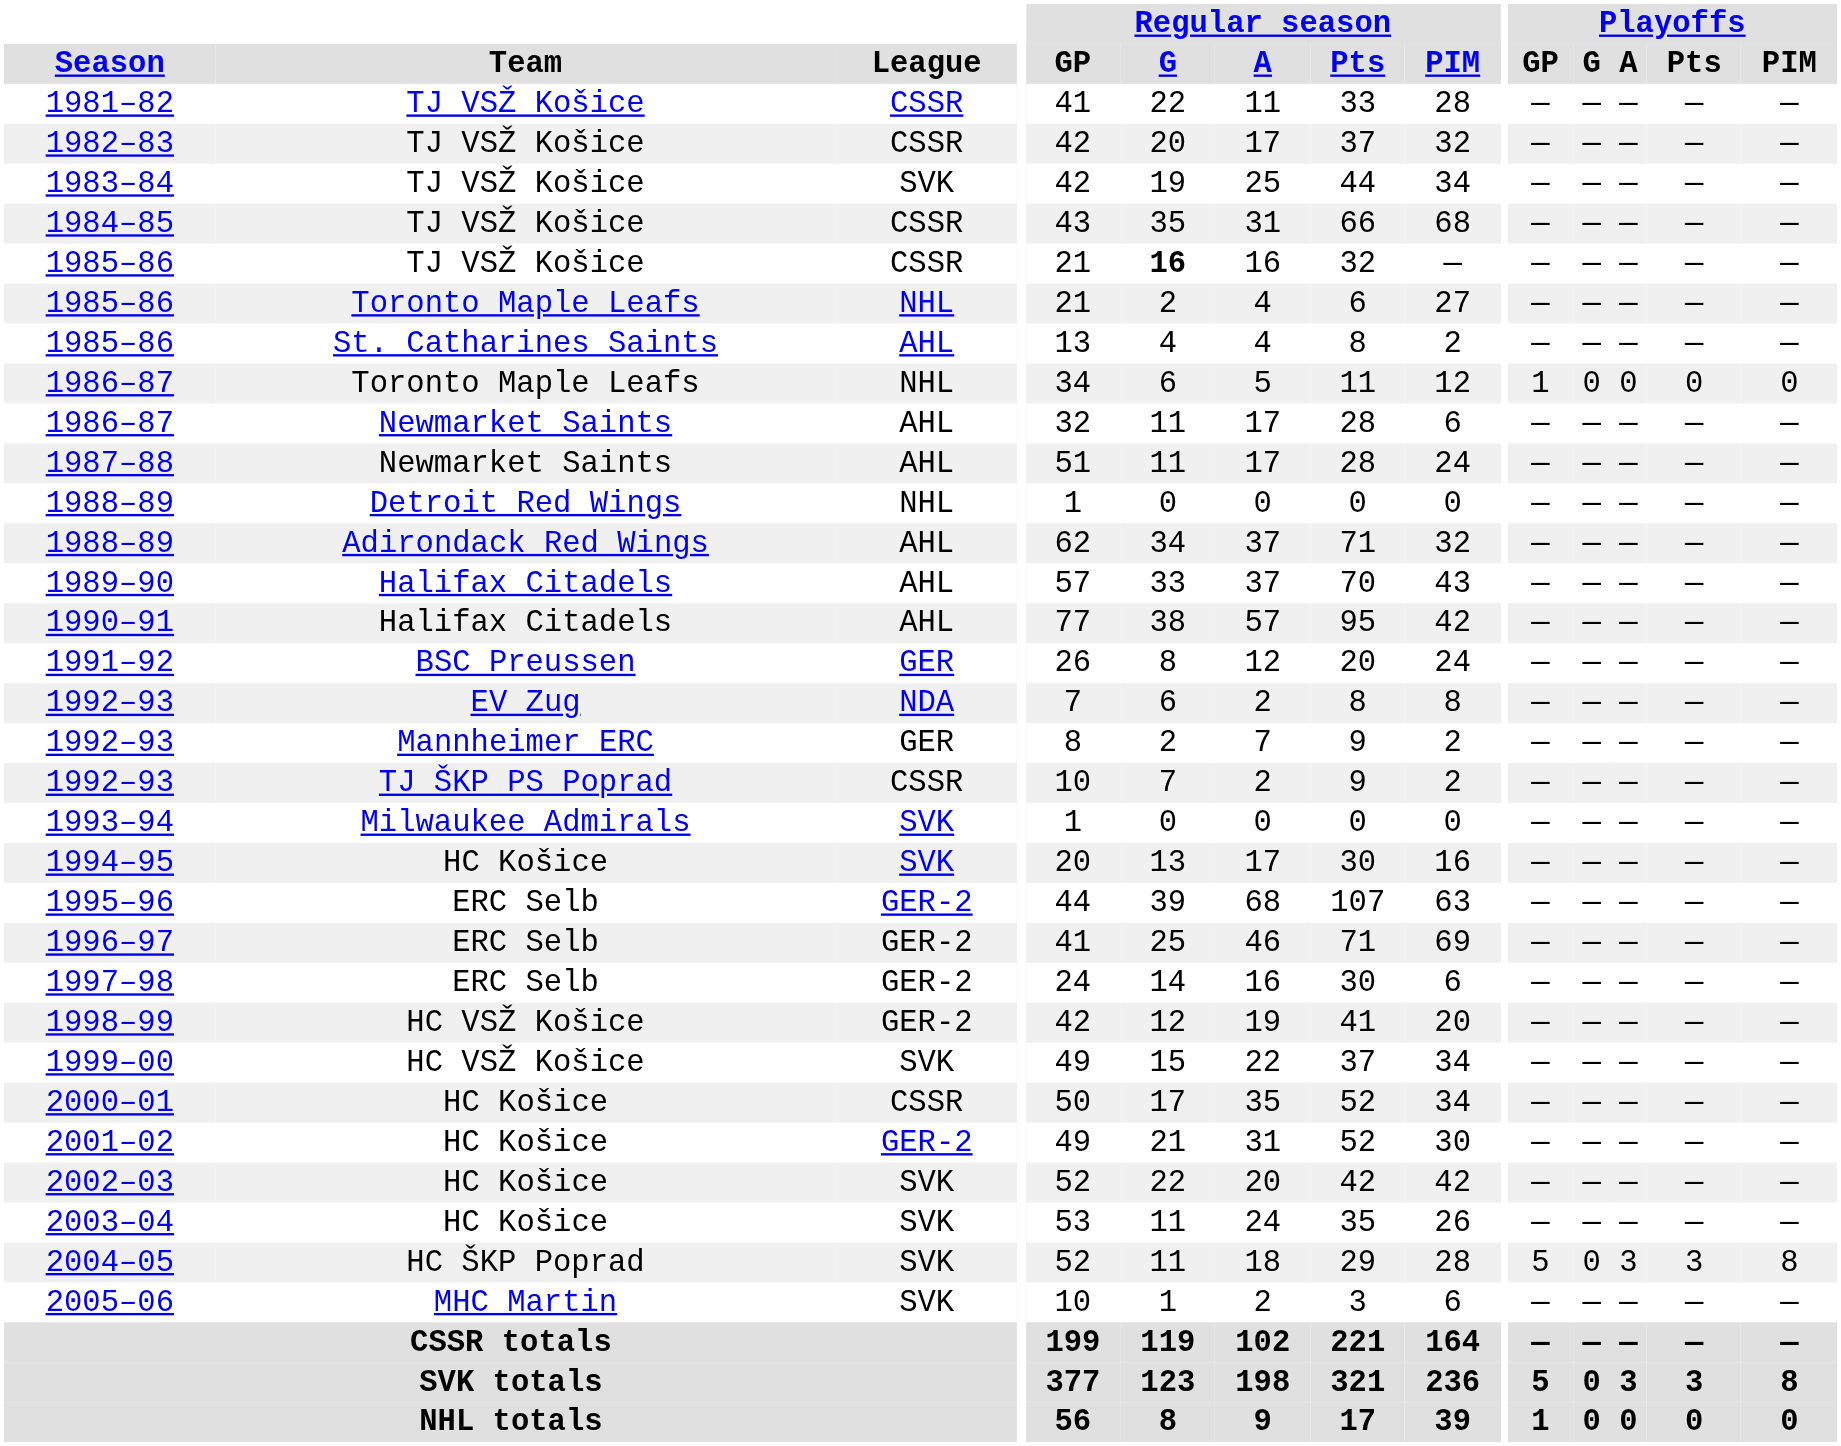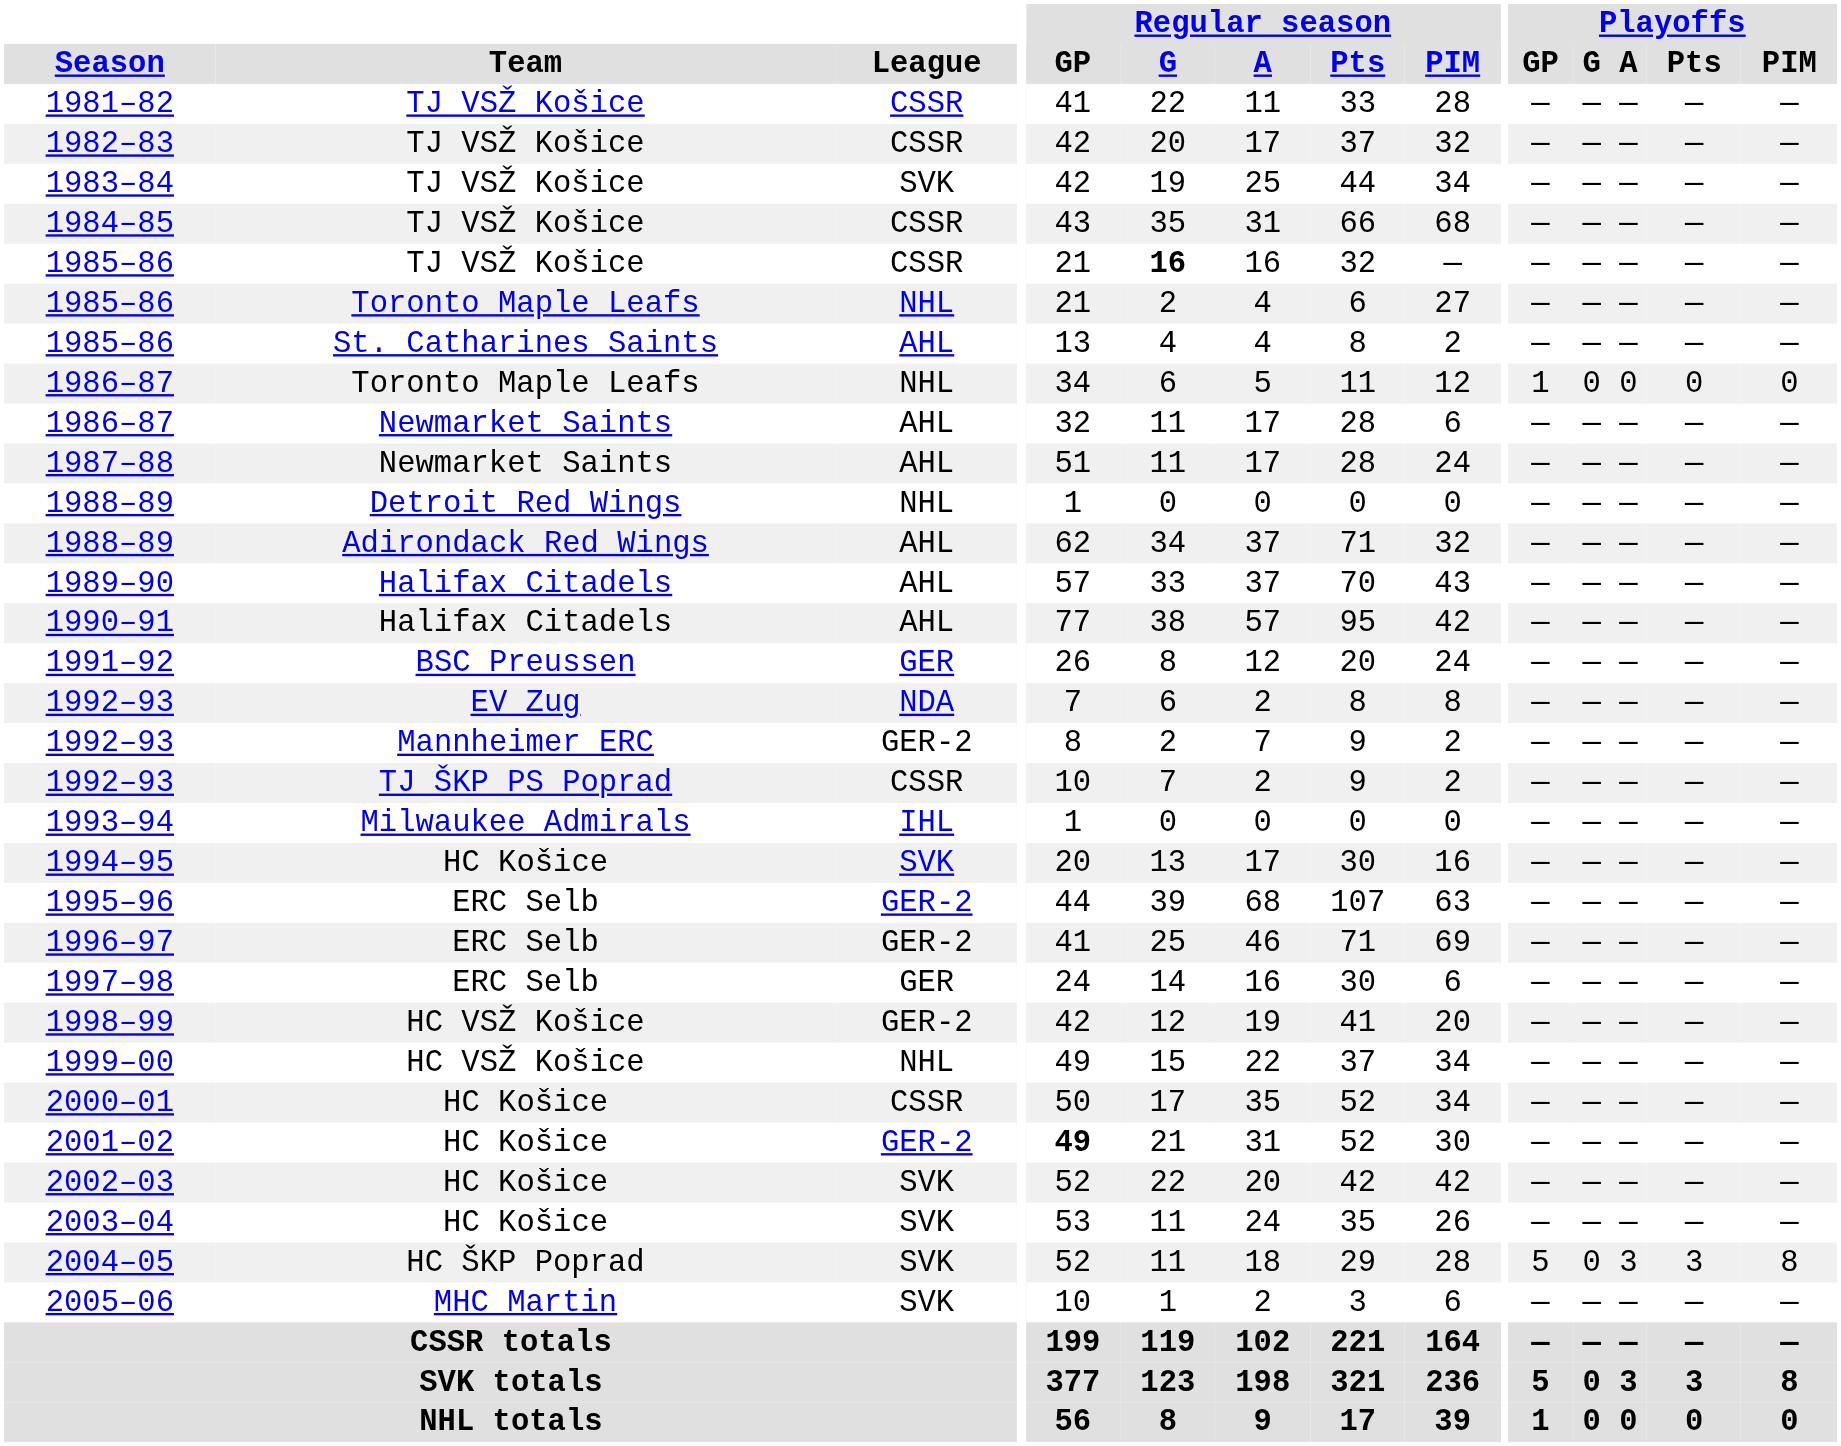(927, 743) GER -> (927, 743) GER-2
(927, 823) SVK -> (927, 823) IHL
(927, 983) GER-2 -> (927, 983) GER
(927, 1063) SVK -> (927, 1063) NHL
(1073, 1143) normal -> (1073, 1143) bold
